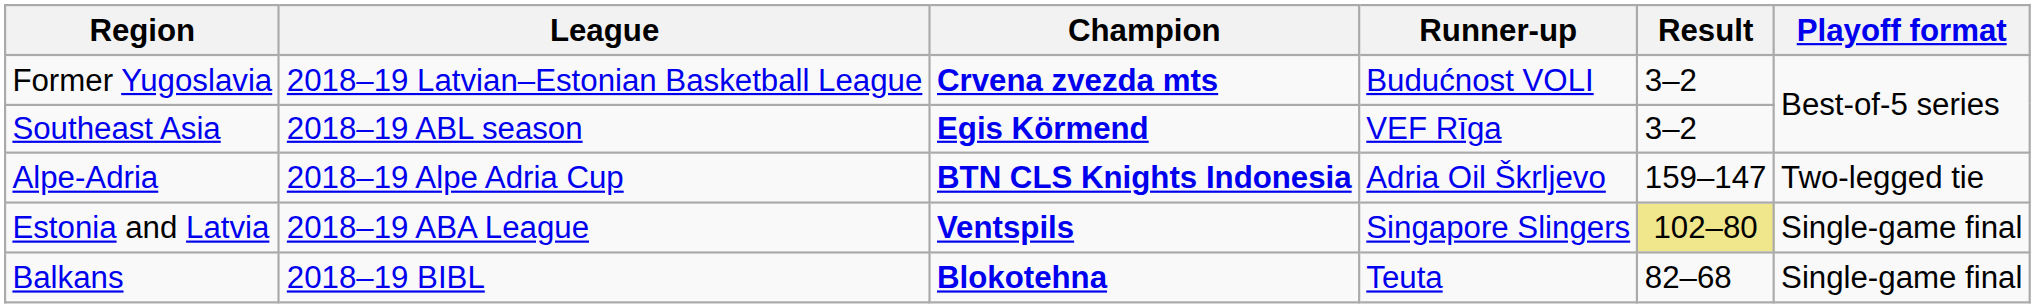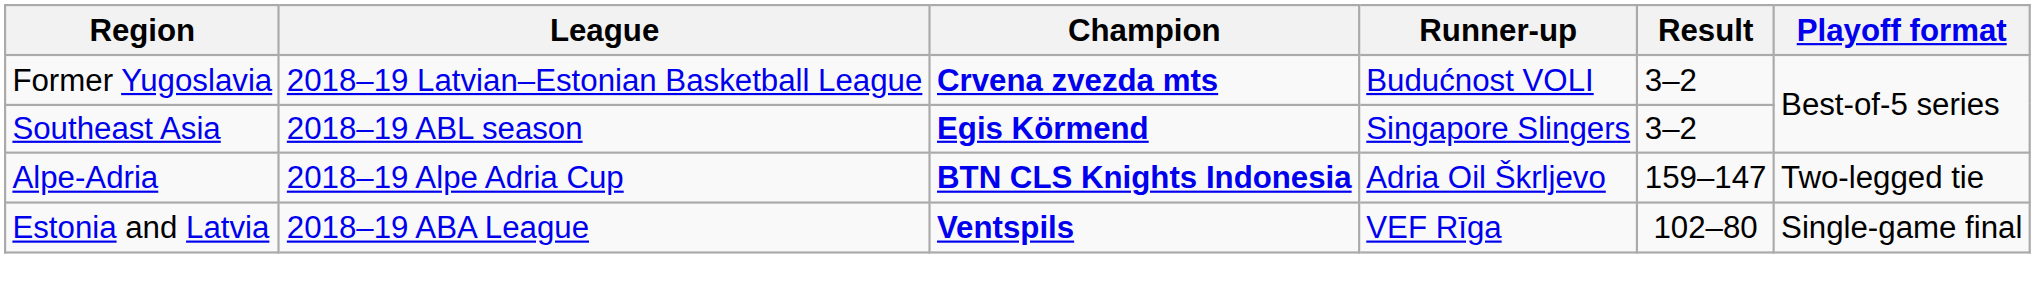(1434, 129) VEF Rīga -> (1498, 129) Singapore Slingers
(1498, 228) Singapore Slingers -> (1434, 228) VEF Rīga
(1706, 228) khaki background -> (1706, 228) no background
- row: (68, 277)
